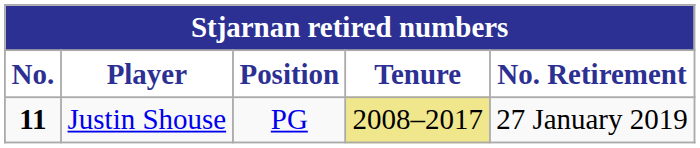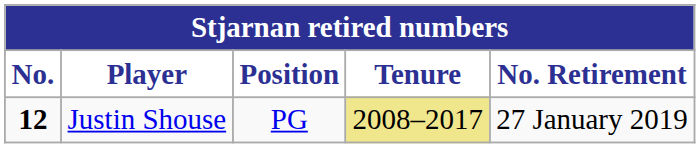(33, 119) 11 -> (33, 119) 12
